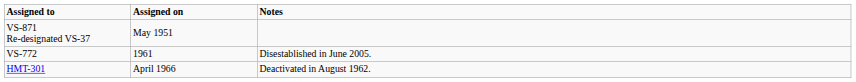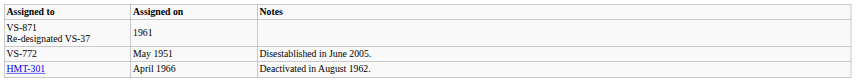(153, 33) May 1951 -> (143, 33) 1961
(143, 54) 1961 -> (153, 54) May 1951
